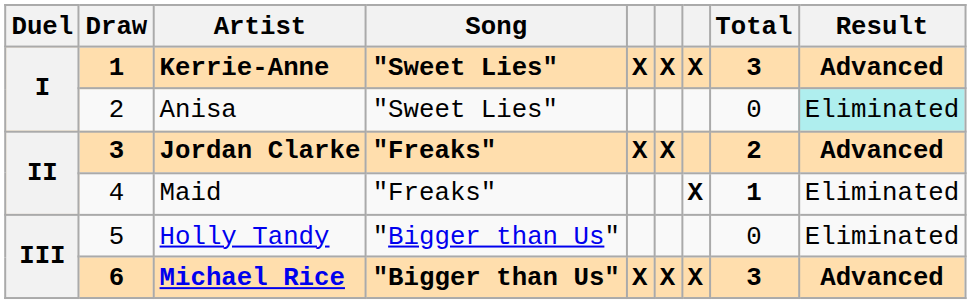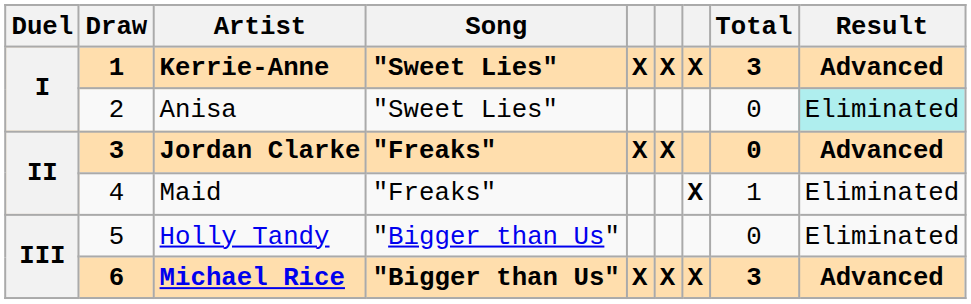(754, 152) 2 -> (754, 152) 0
(754, 194) bold -> (754, 194) normal
